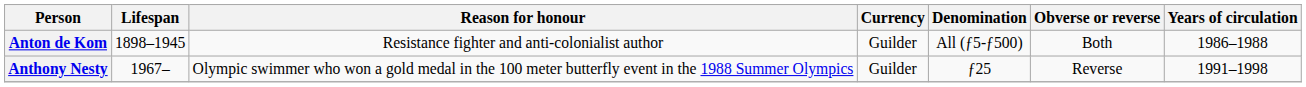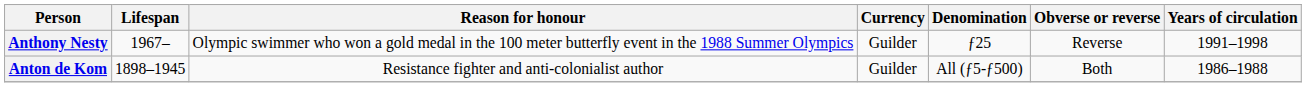rows swapped: (58, 43) <-> (58, 69)
